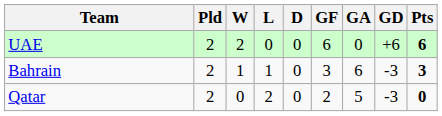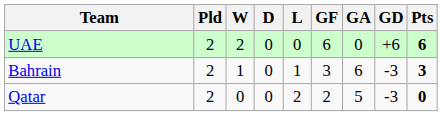columns swapped: (297, 17) <-> (269, 17)
